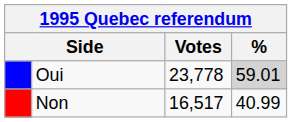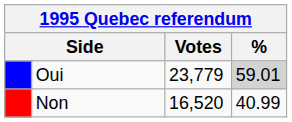(196, 75) 23,778 -> (196, 75) 23,779
(196, 103) 16,517 -> (196, 103) 16,520
